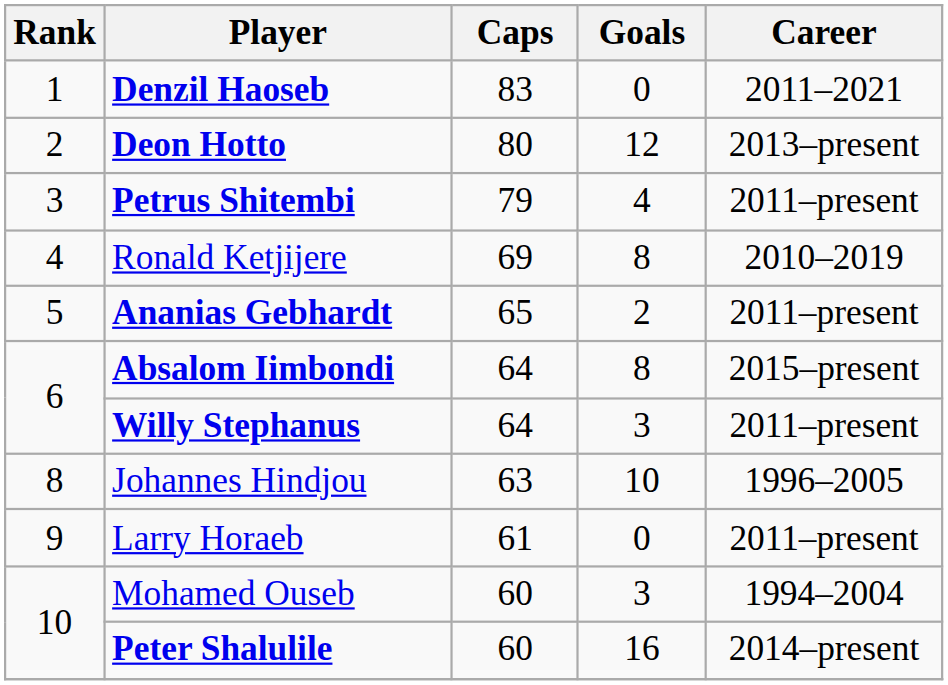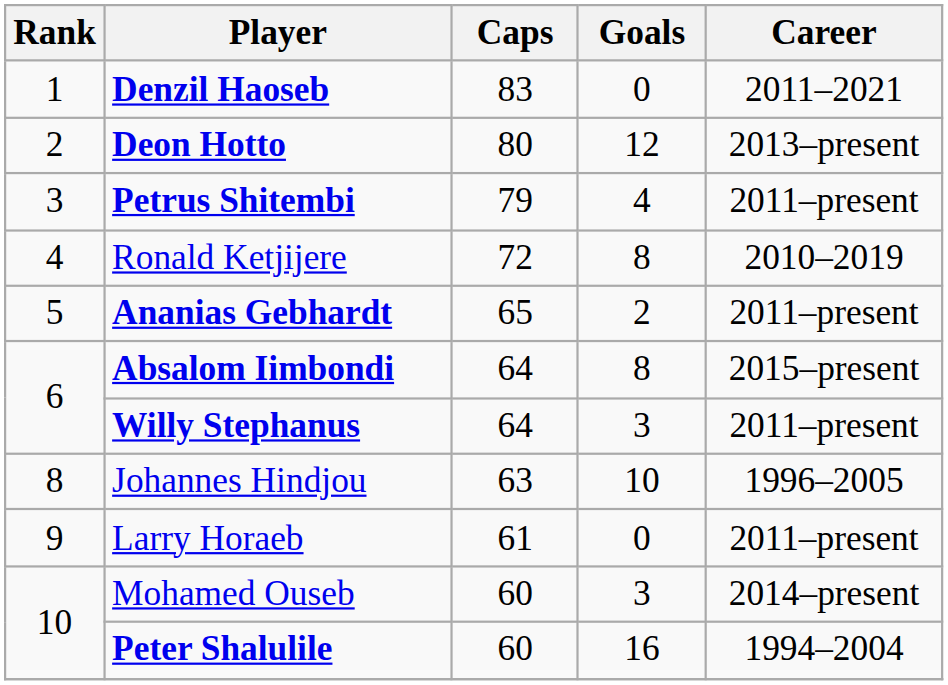(515, 256) 69 -> (515, 256) 72
(824, 593) 1994–2004 -> (824, 593) 2014–present
(824, 649) 2014–present -> (824, 649) 1994–2004
